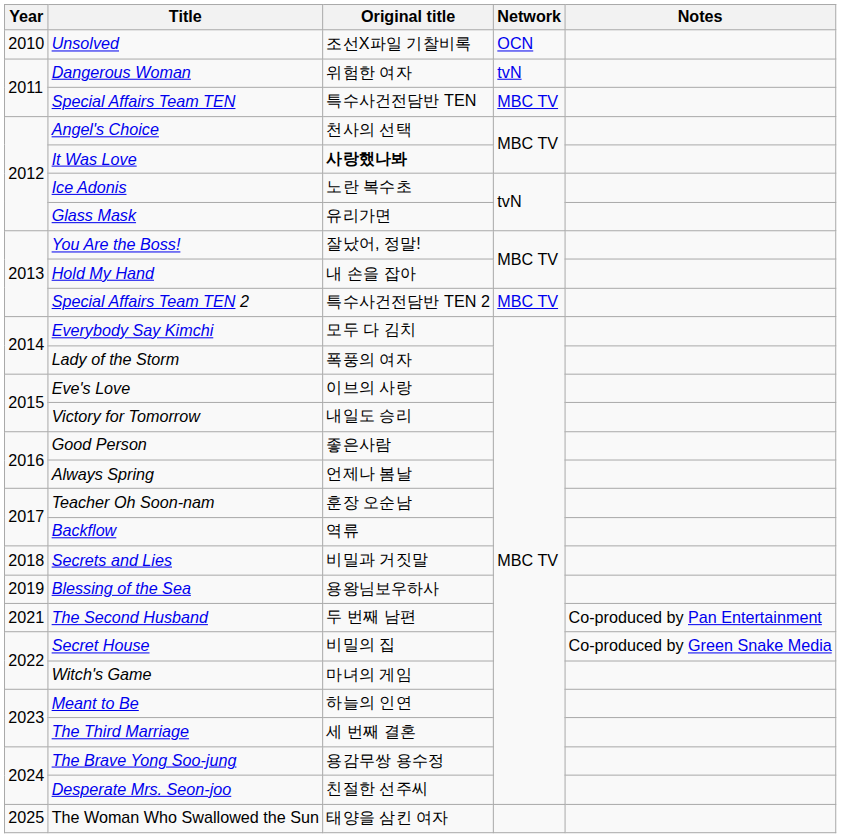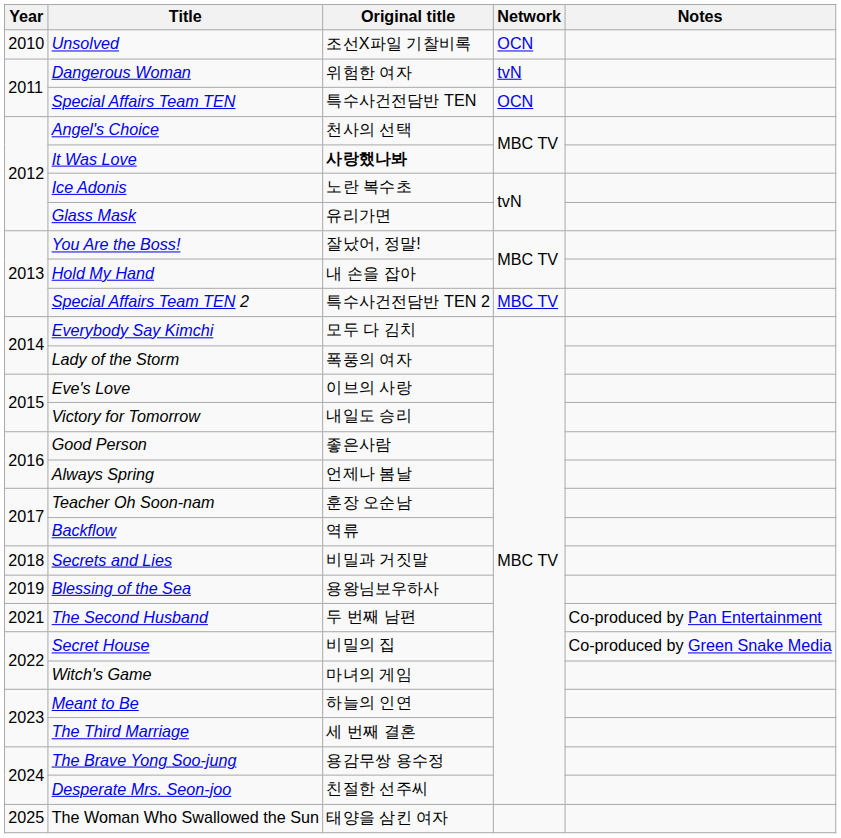(528, 101) MBC TV -> (515, 101) OCN
